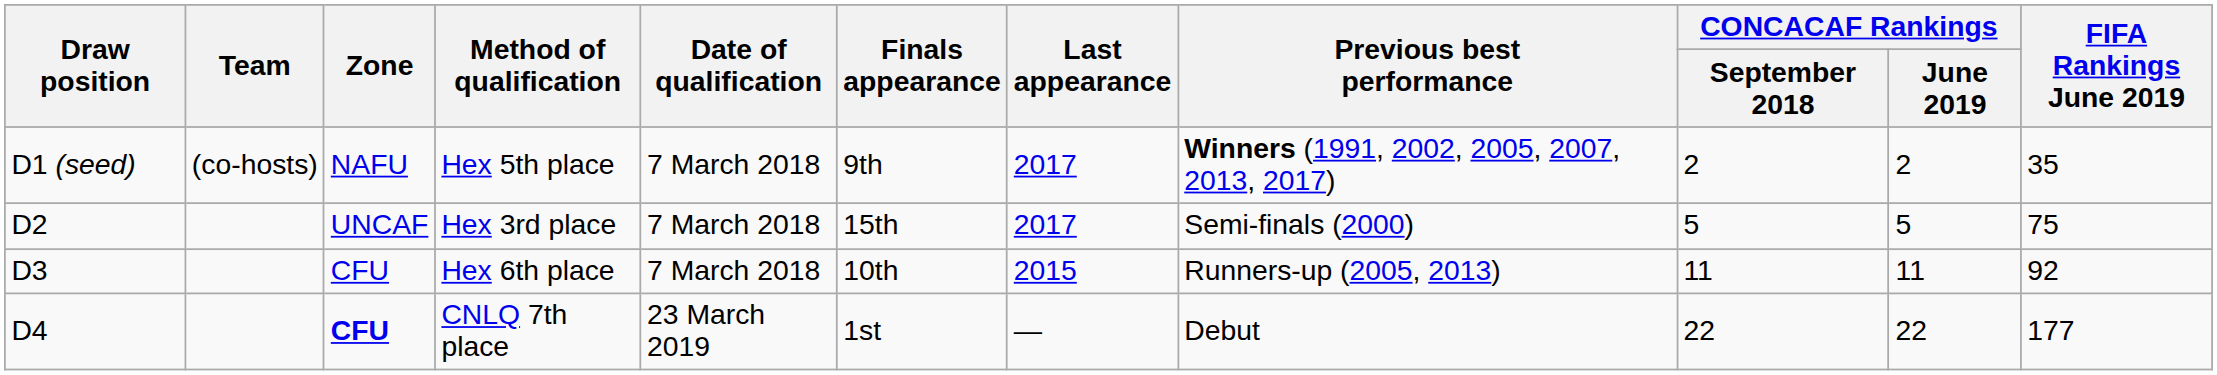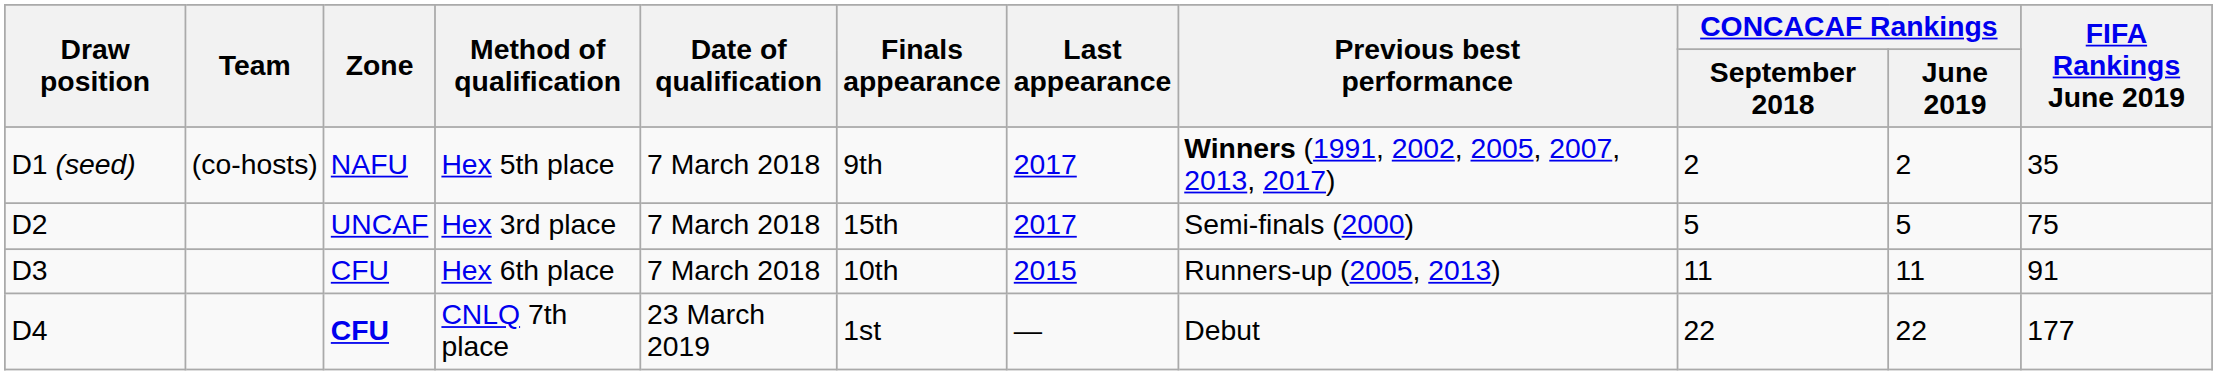(2043, 270) 92 -> (2043, 270) 91
